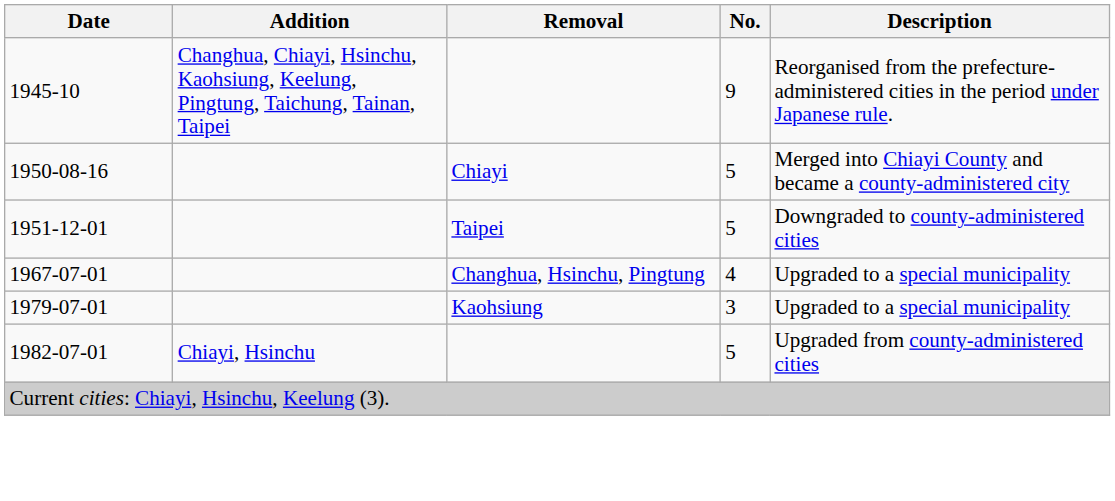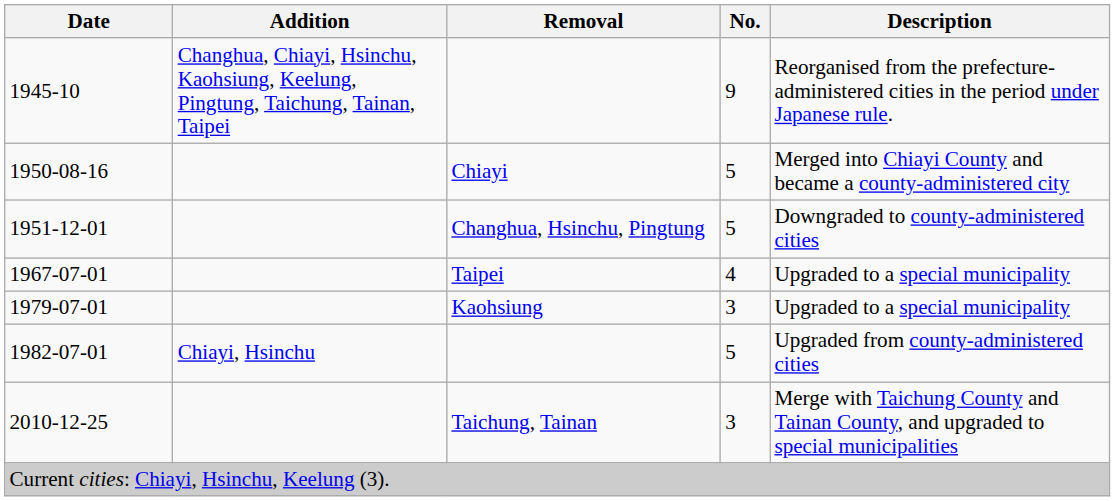(478, 228) Taipei -> (578, 228) Changhua, Hsinchu, Pingtung
(578, 274) Changhua, Hsinchu, Pingtung -> (478, 274) Taipei
+ row: (59, 422)
